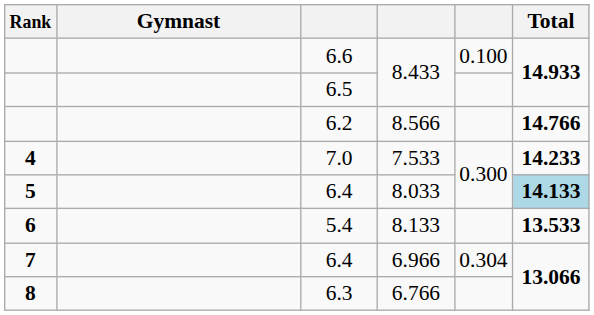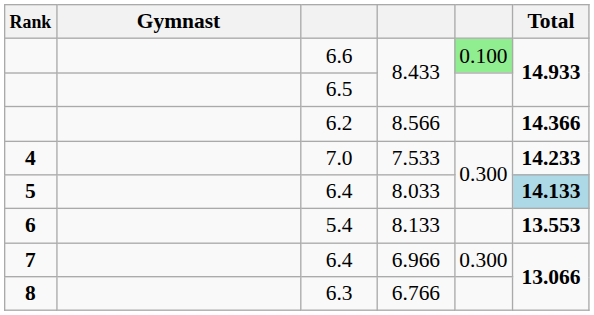(483, 55) no background -> (483, 55) lightgreen background
(551, 123) 14.766 -> (551, 123) 14.366
(551, 225) 13.533 -> (551, 225) 13.553
(483, 259) 0.304 -> (483, 259) 0.300
